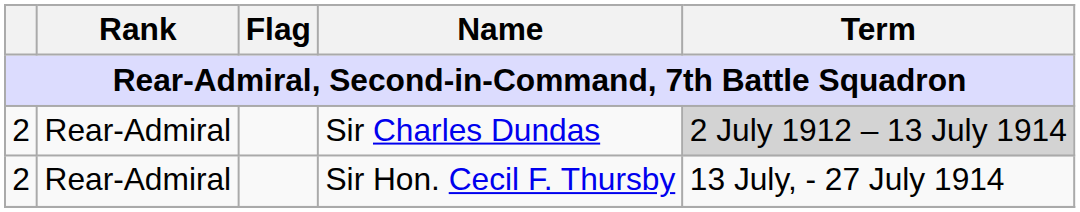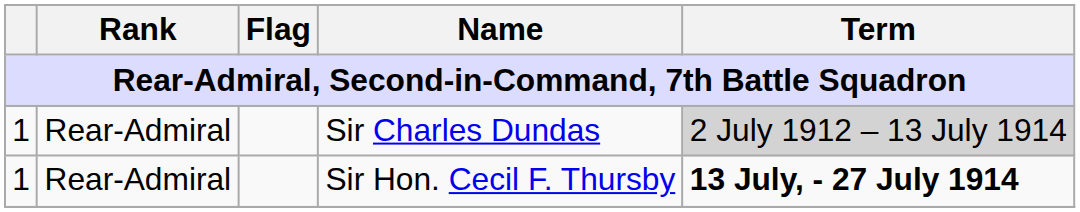(21, 130) 2 -> (21, 130) 1
(21, 180) 2 -> (21, 180) 1
(847, 180) normal -> (854, 180) bold
